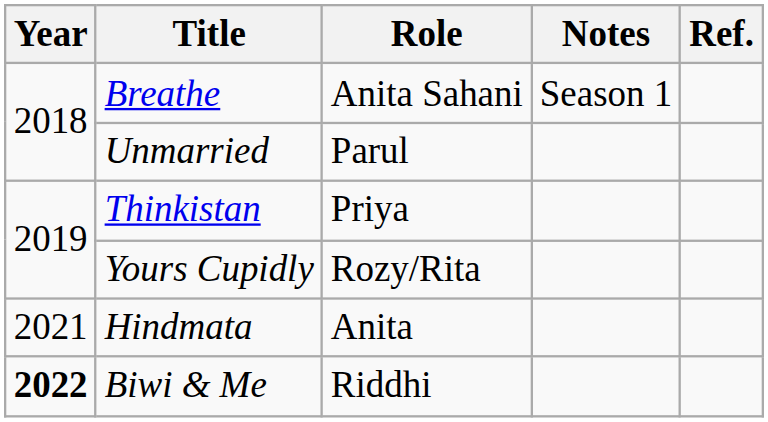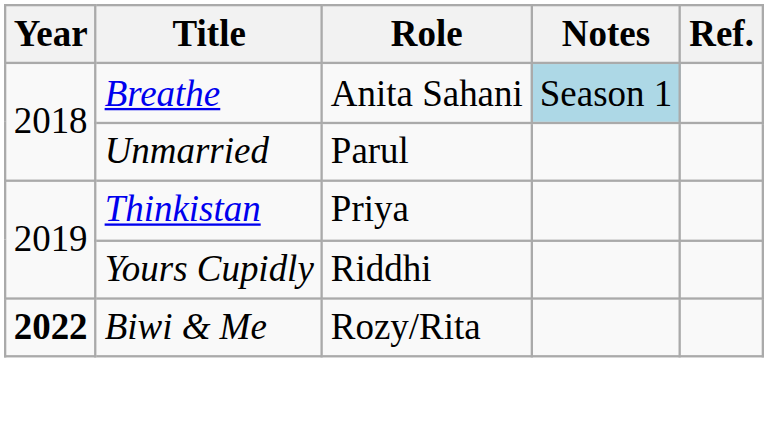(606, 92) no background -> (606, 92) lightblue background
(406, 268) Rozy/Rita -> (381, 268) Riddhi
- row: (179, 326)
(381, 385) Riddhi -> (406, 326) Rozy/Rita
